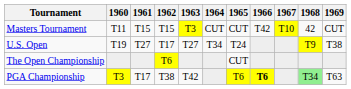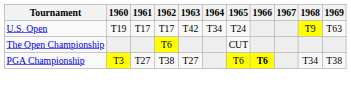- row: (47, 28)
(143, 44) T27 -> (143, 28) T17
(190, 44) T27 -> (190, 28) T42
(334, 44) T38 -> (334, 28) T63
(143, 76) T17 -> (143, 60) T27
(190, 76) T42 -> (190, 60) T27
(310, 76) lightgreen background -> (310, 60) no background
(334, 76) T63 -> (334, 60) T38
